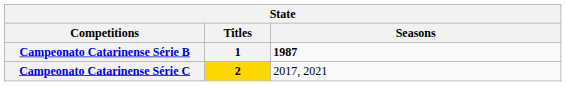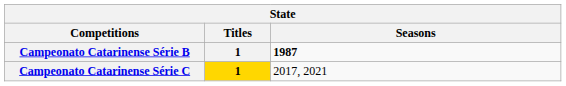(238, 71) 2 -> (238, 71) 1
